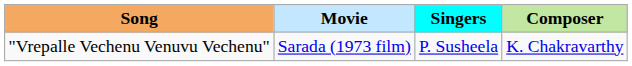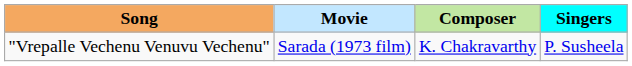columns swapped: (565, 18) <-> (458, 18)
